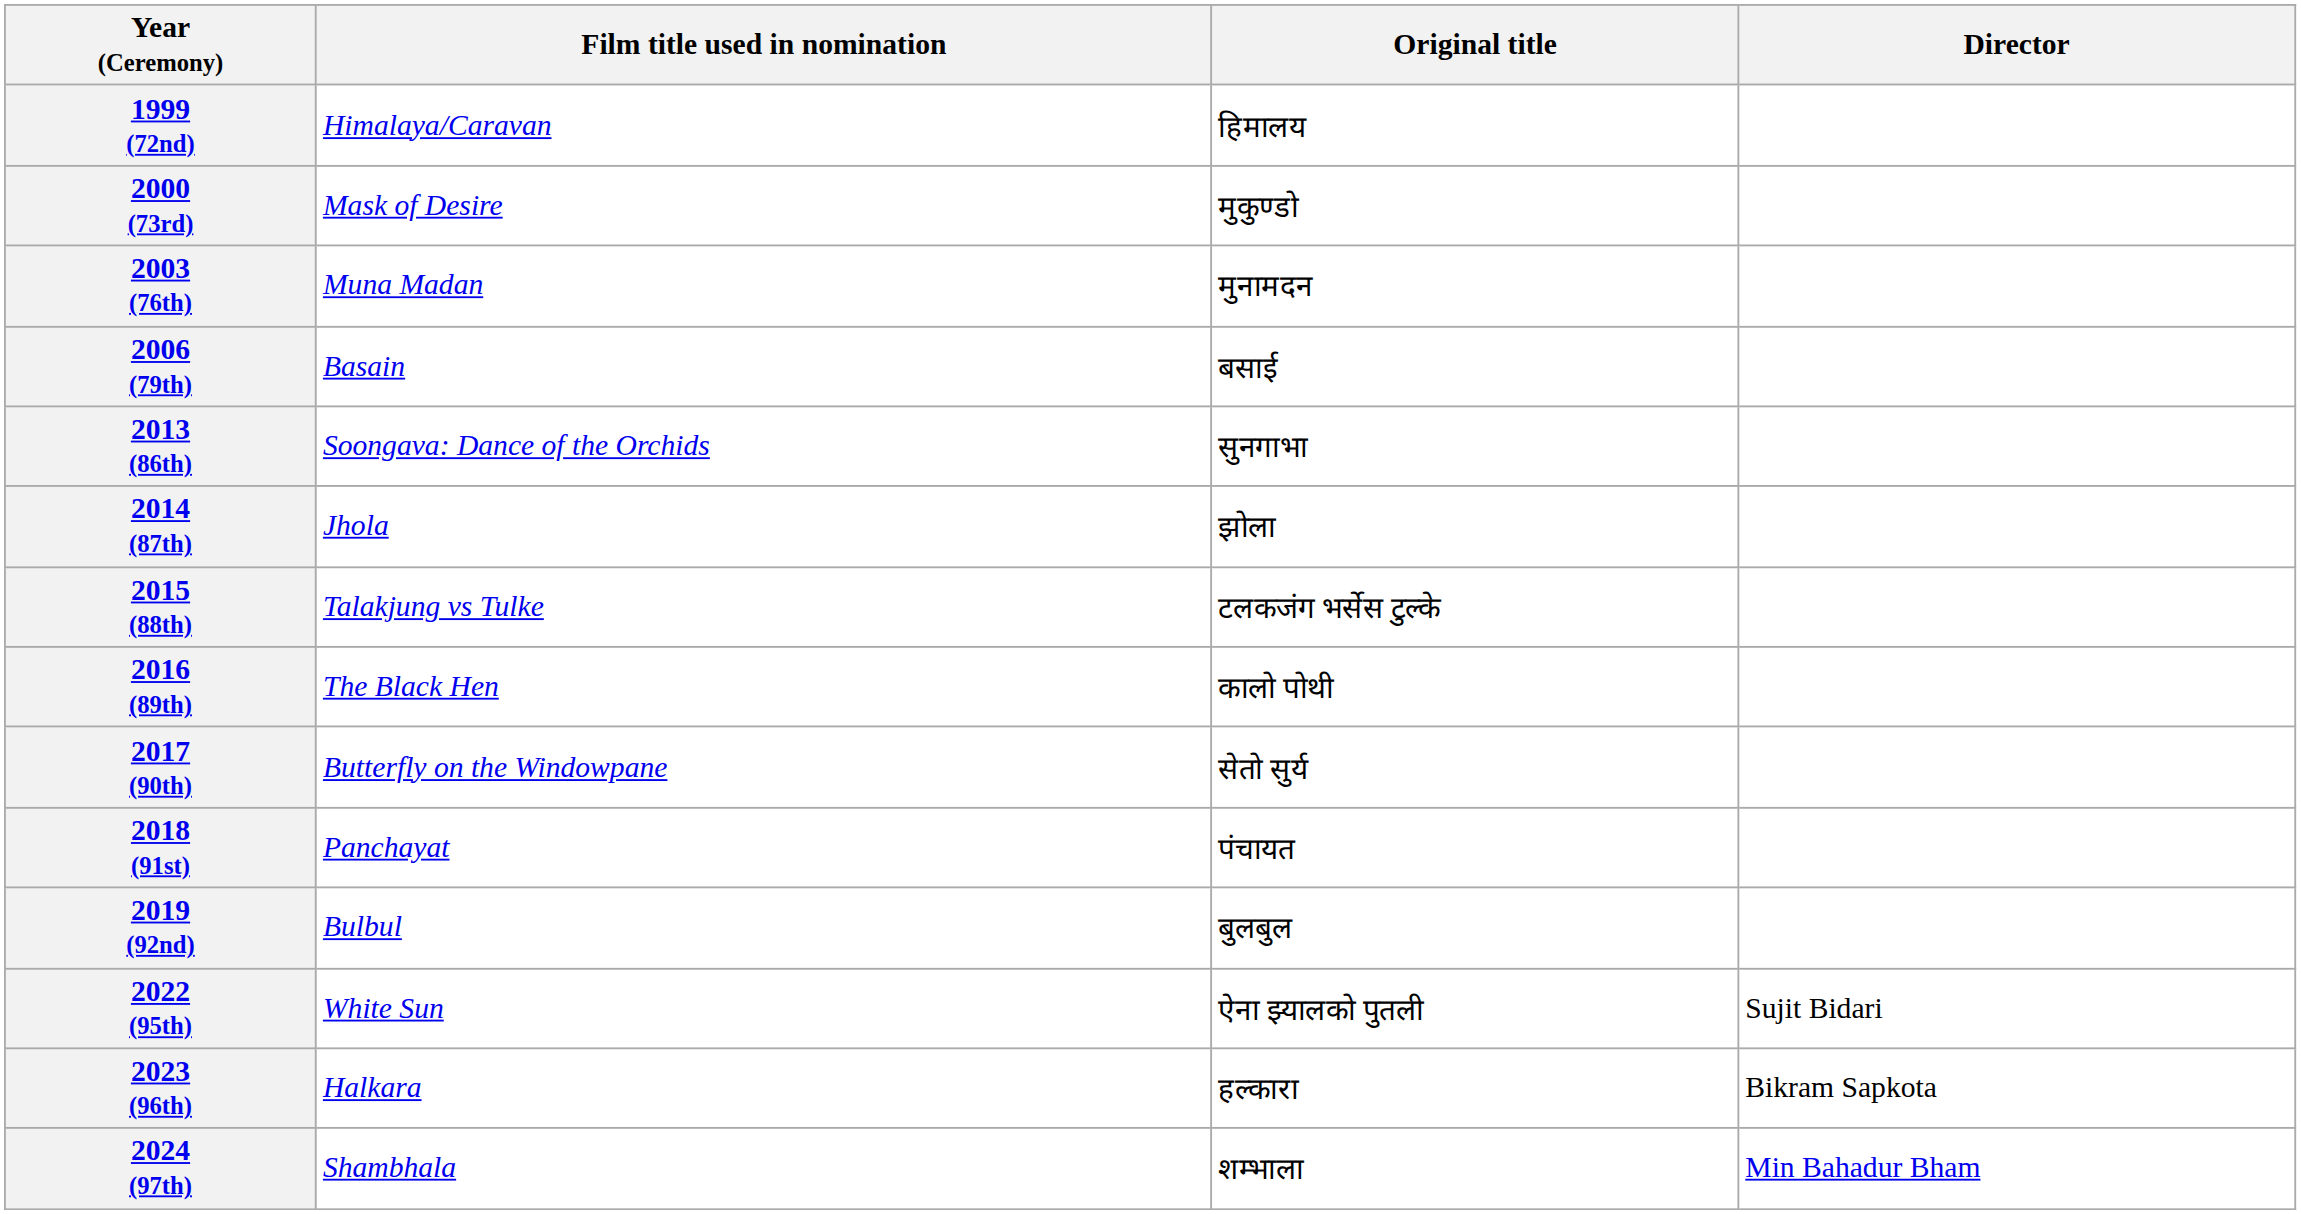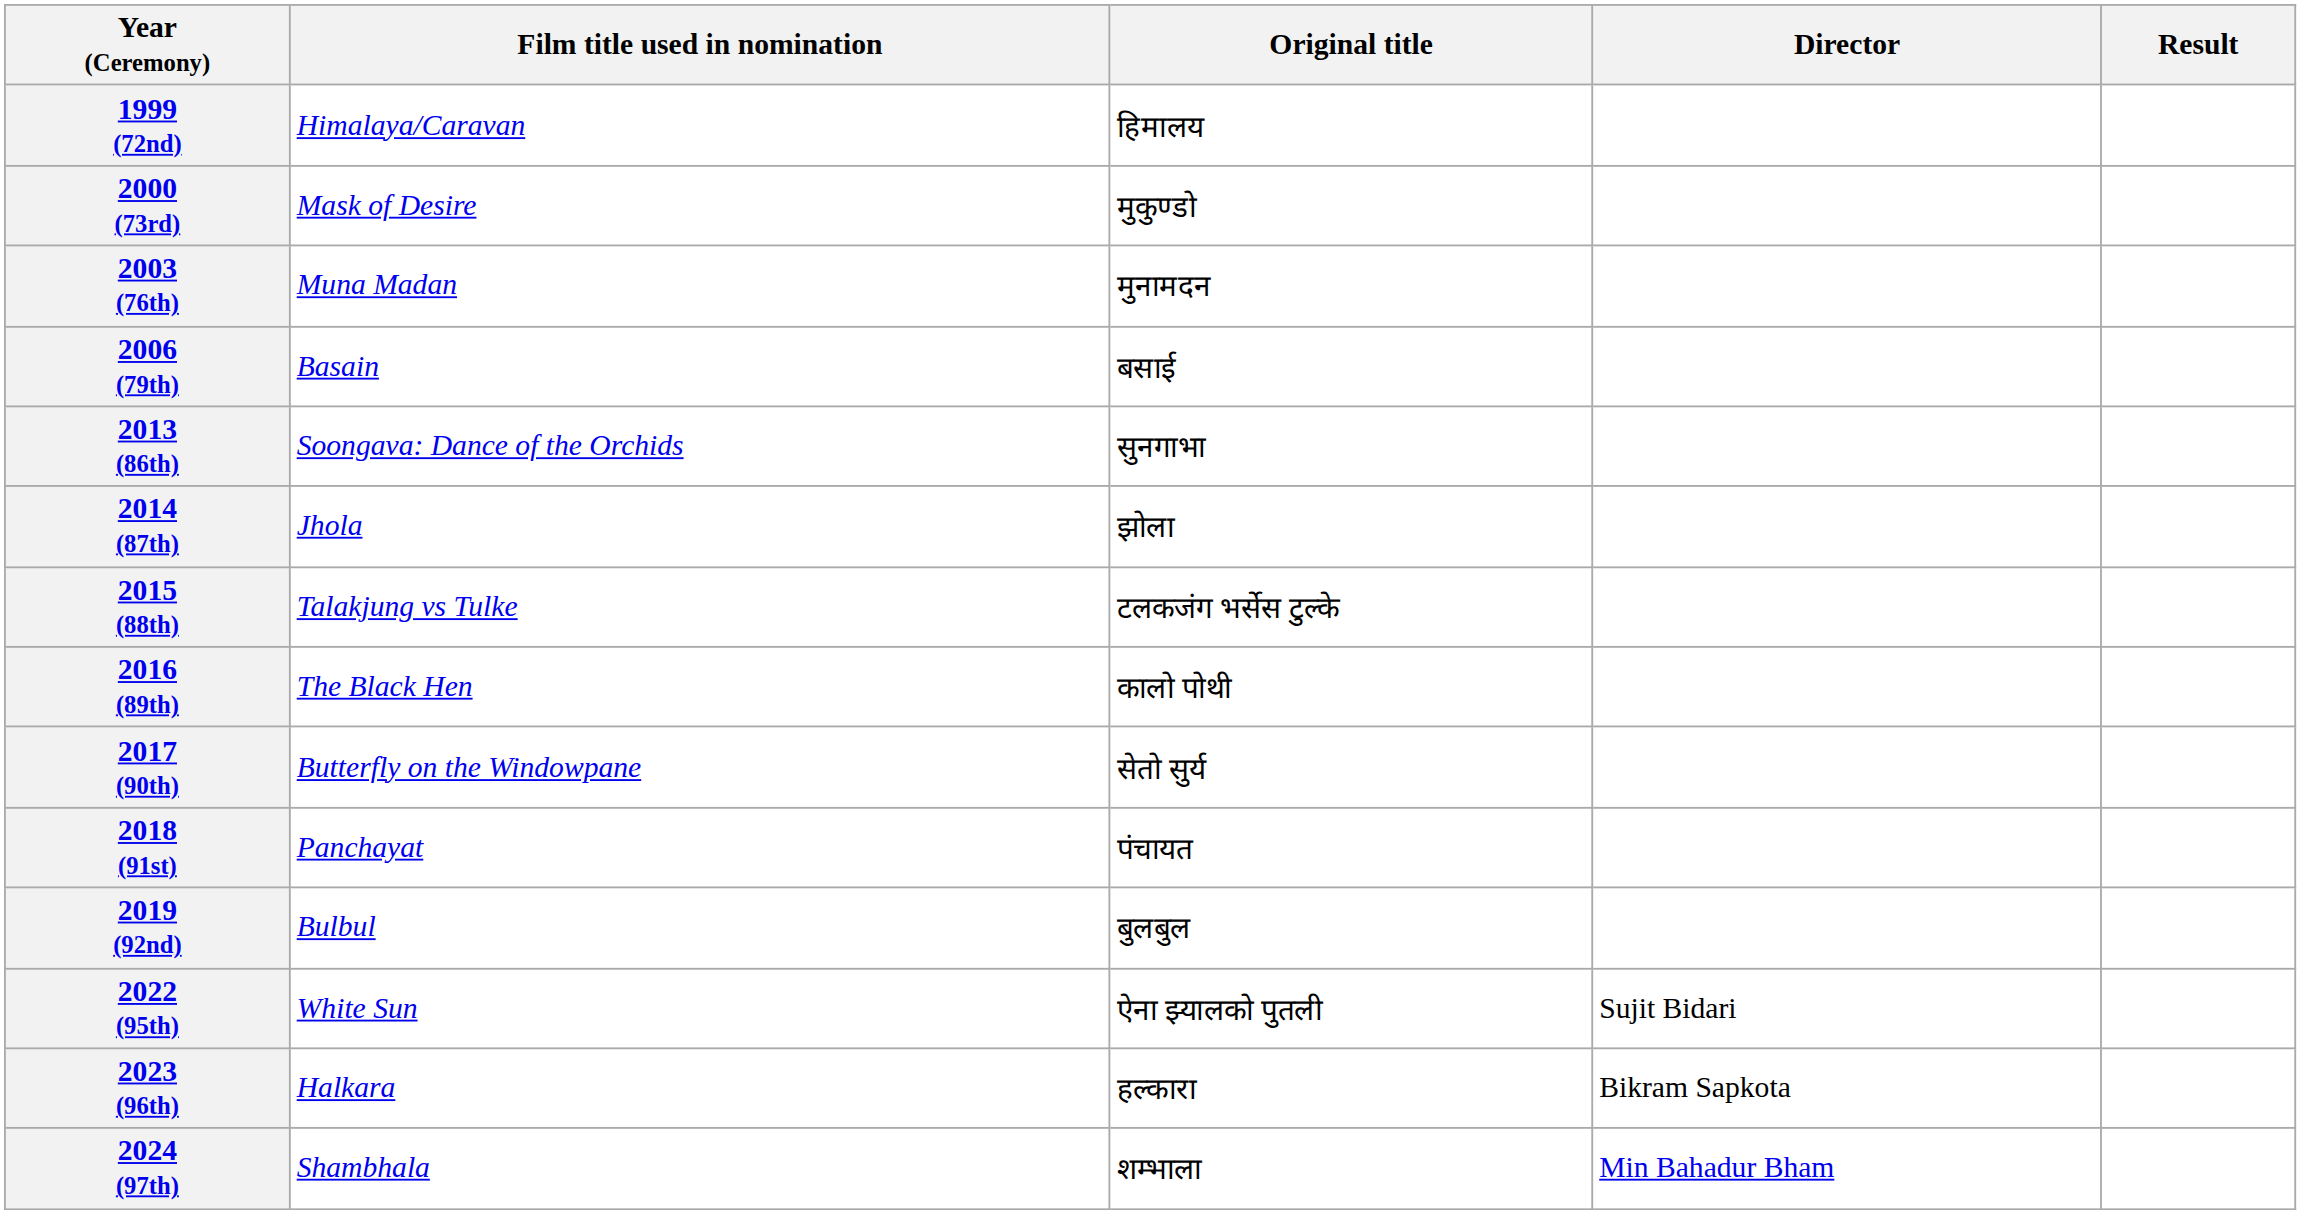+ column: (2198, 44)
